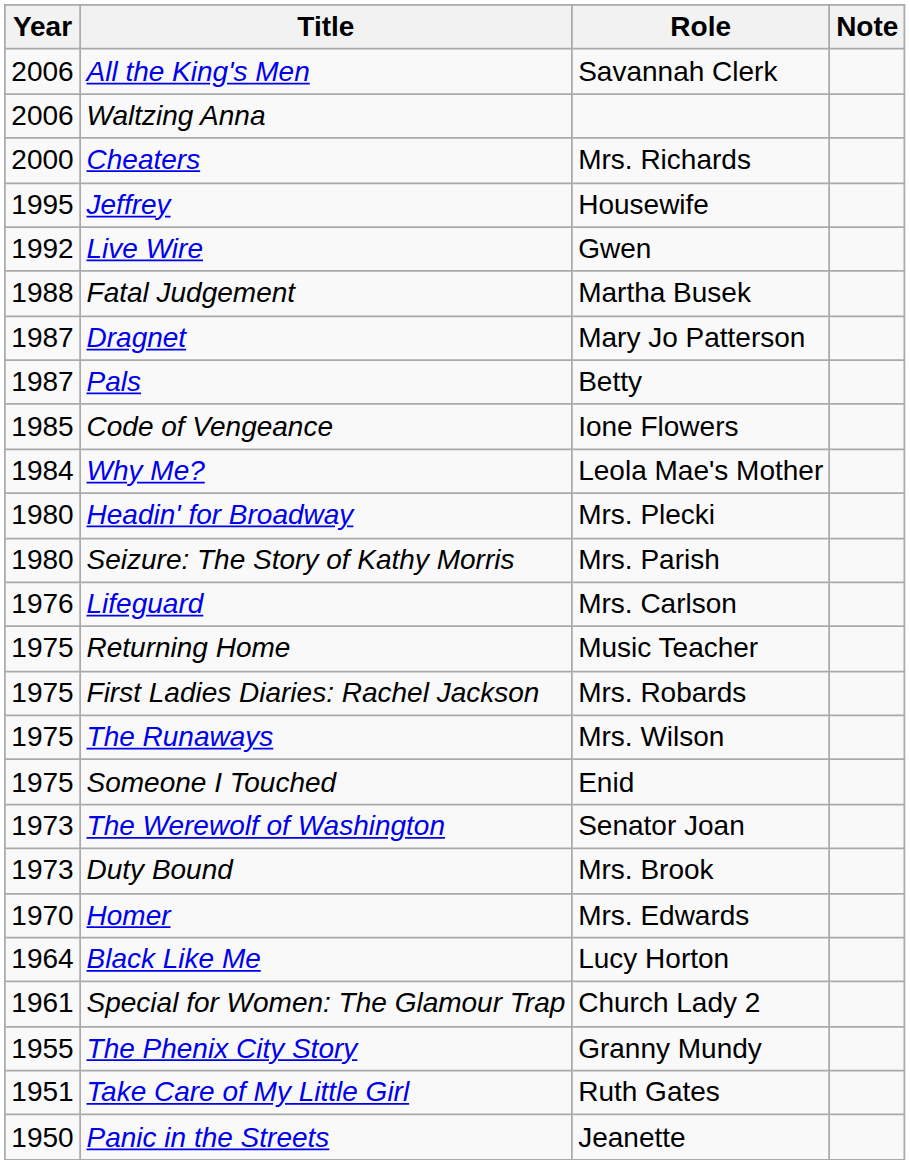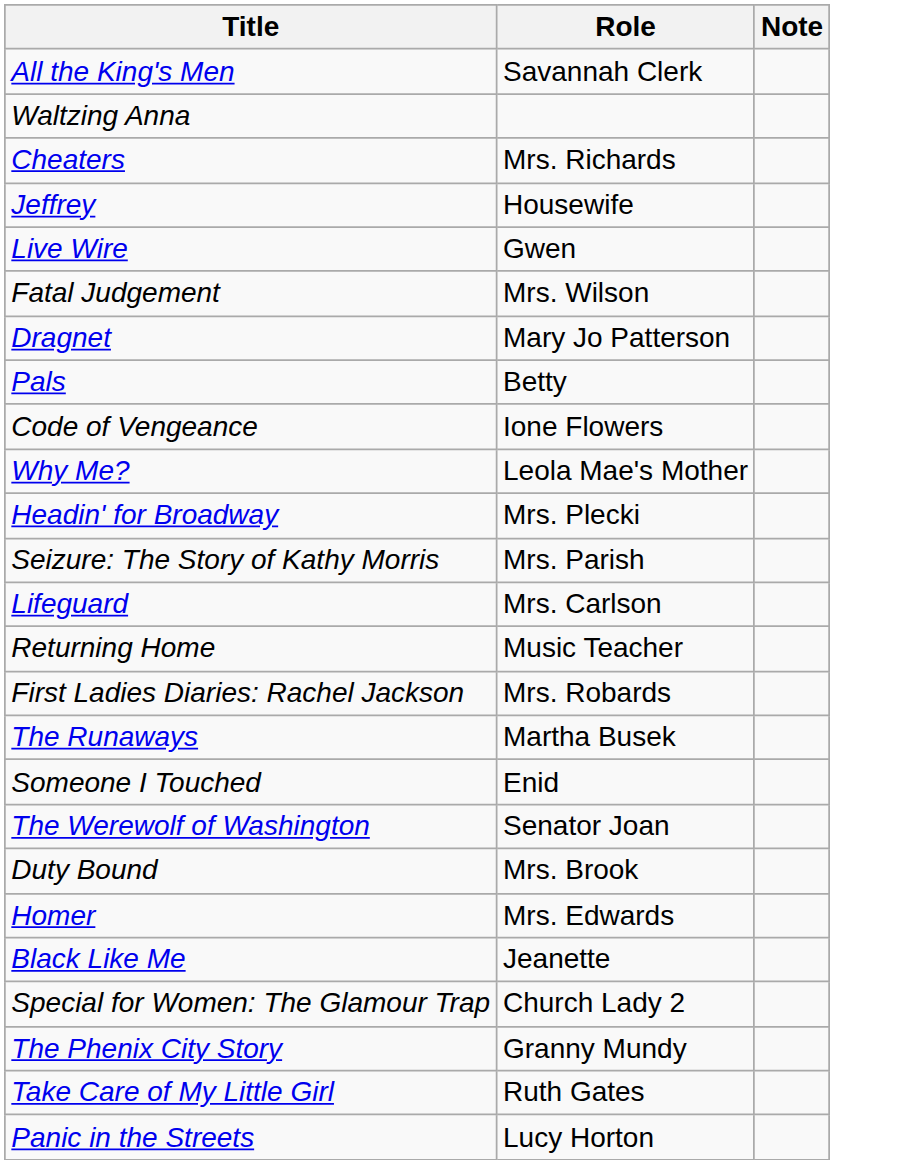- column: (42, 26)
(665, 293) Martha Busek -> (576, 293) Mrs. Wilson
(651, 737) Mrs. Wilson -> (589, 737) Martha Busek
(654, 959) Lucy Horton -> (557, 959) Jeanette
(632, 1136) Jeanette -> (578, 1136) Lucy Horton
